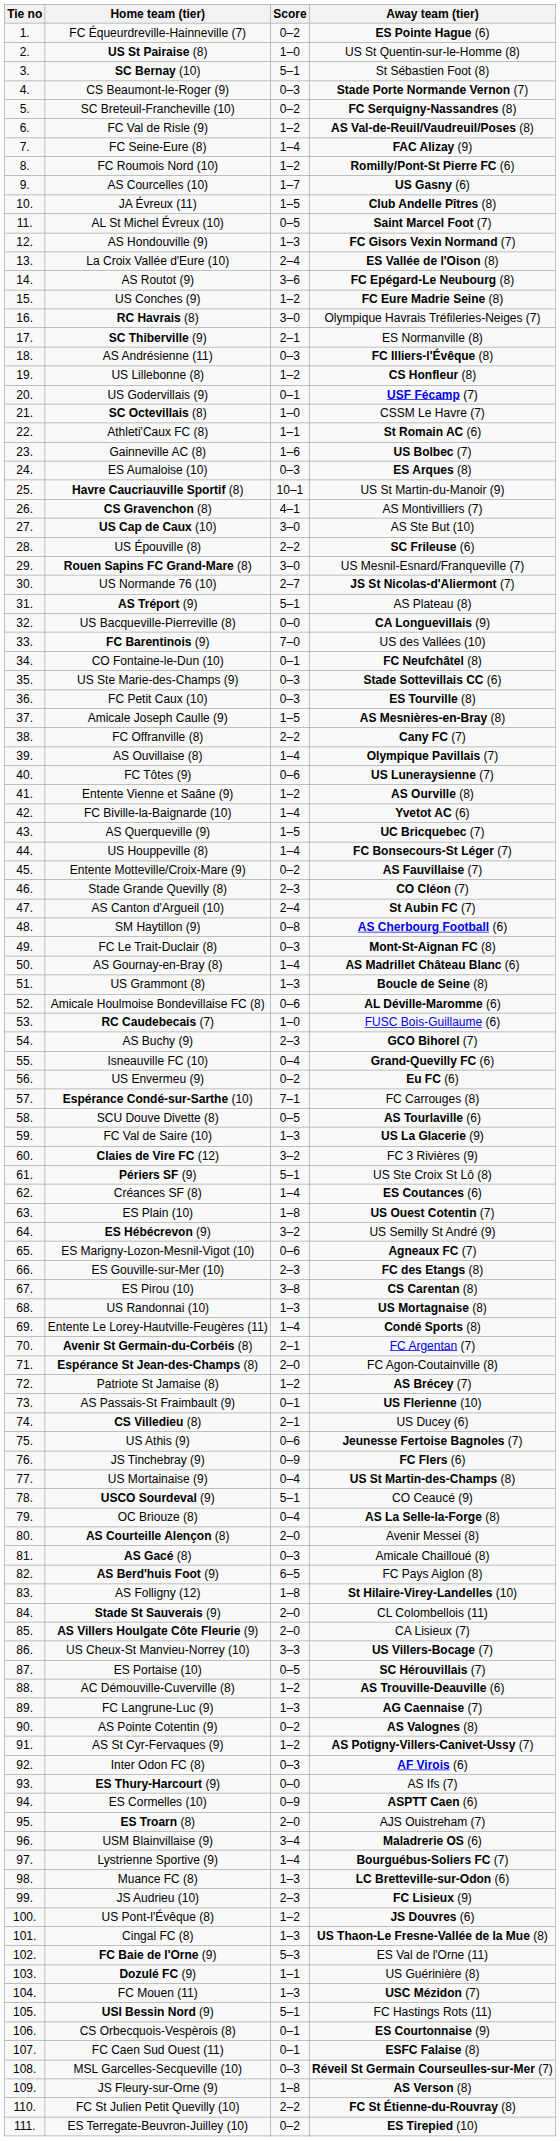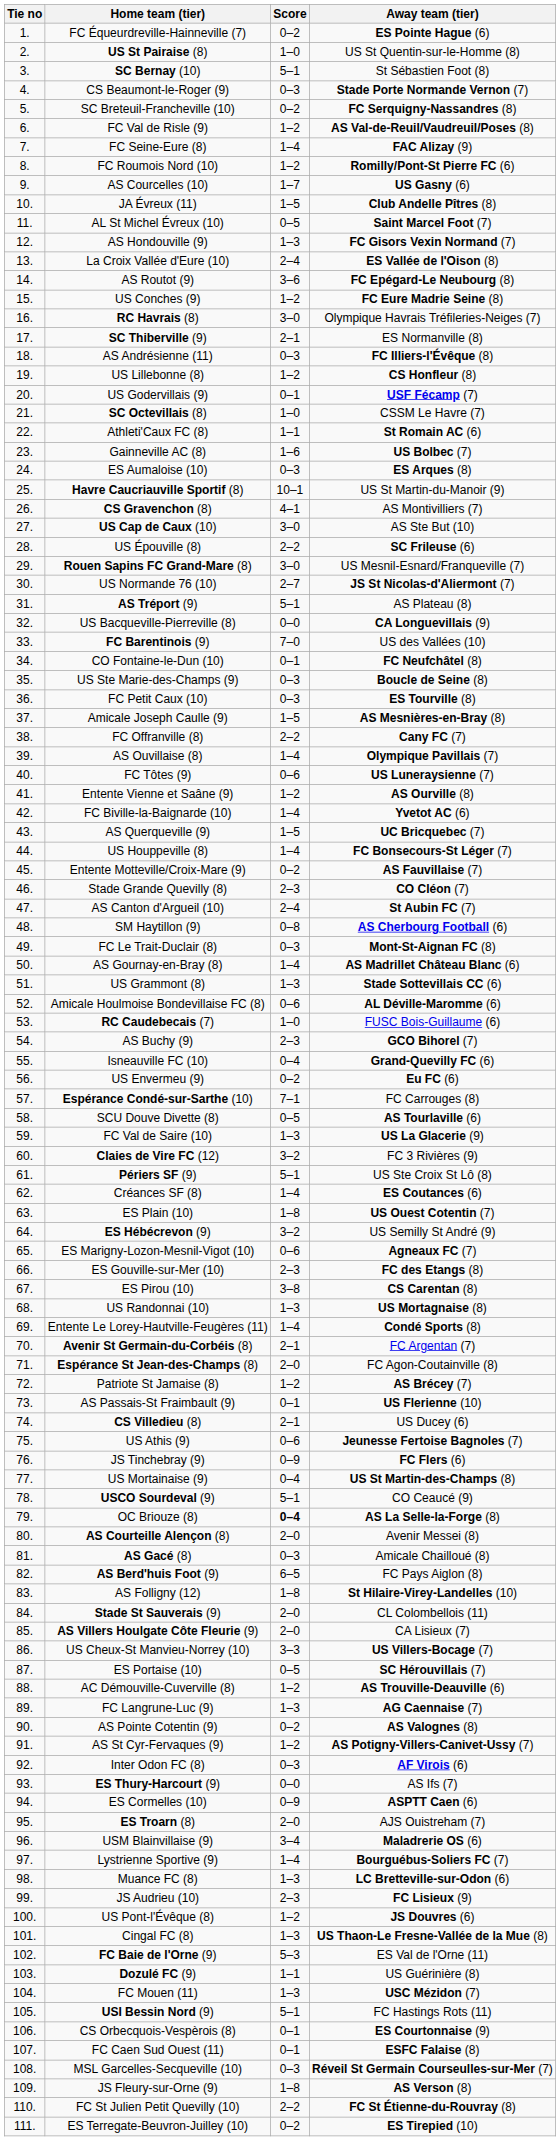(432, 680) Stade Sottevillais CC (6) -> (432, 680) Boucle de Seine (8)
(432, 984) Boucle de Seine (8) -> (432, 984) Stade Sottevillais CC (6)
(290, 1517) normal -> (290, 1517) bold
